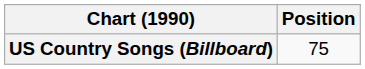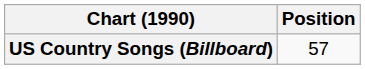(319, 49) 75 -> (319, 49) 57
